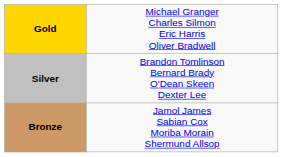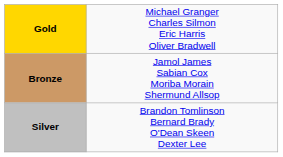rows swapped: (45, 78) <-> (45, 127)
